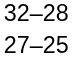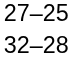rows swapped: (36, 45) <-> (36, 13)
